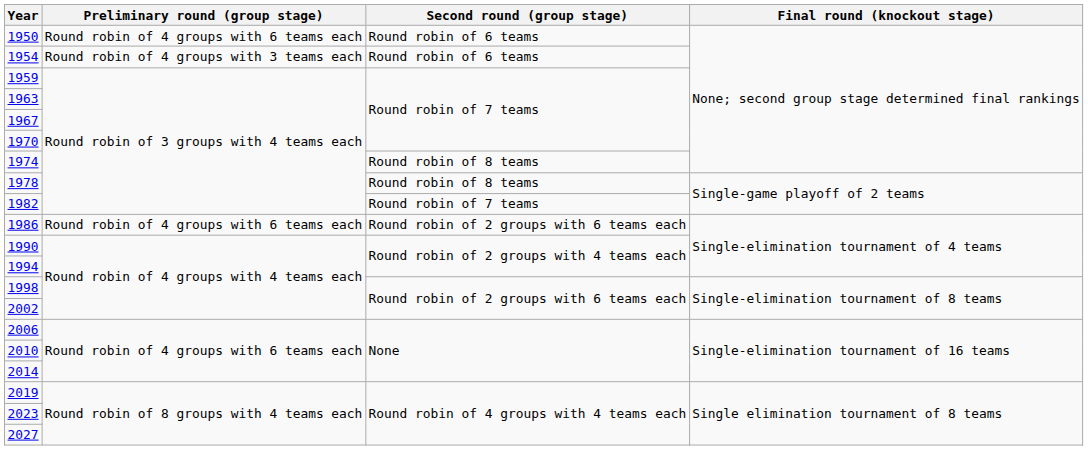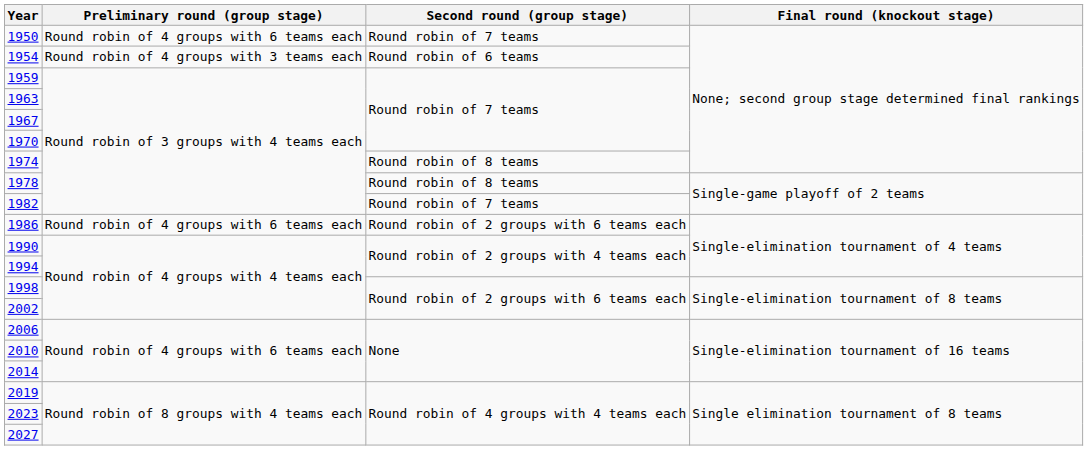(454, 36) Round robin of 6 teams -> (454, 36) Round robin of 7 teams
